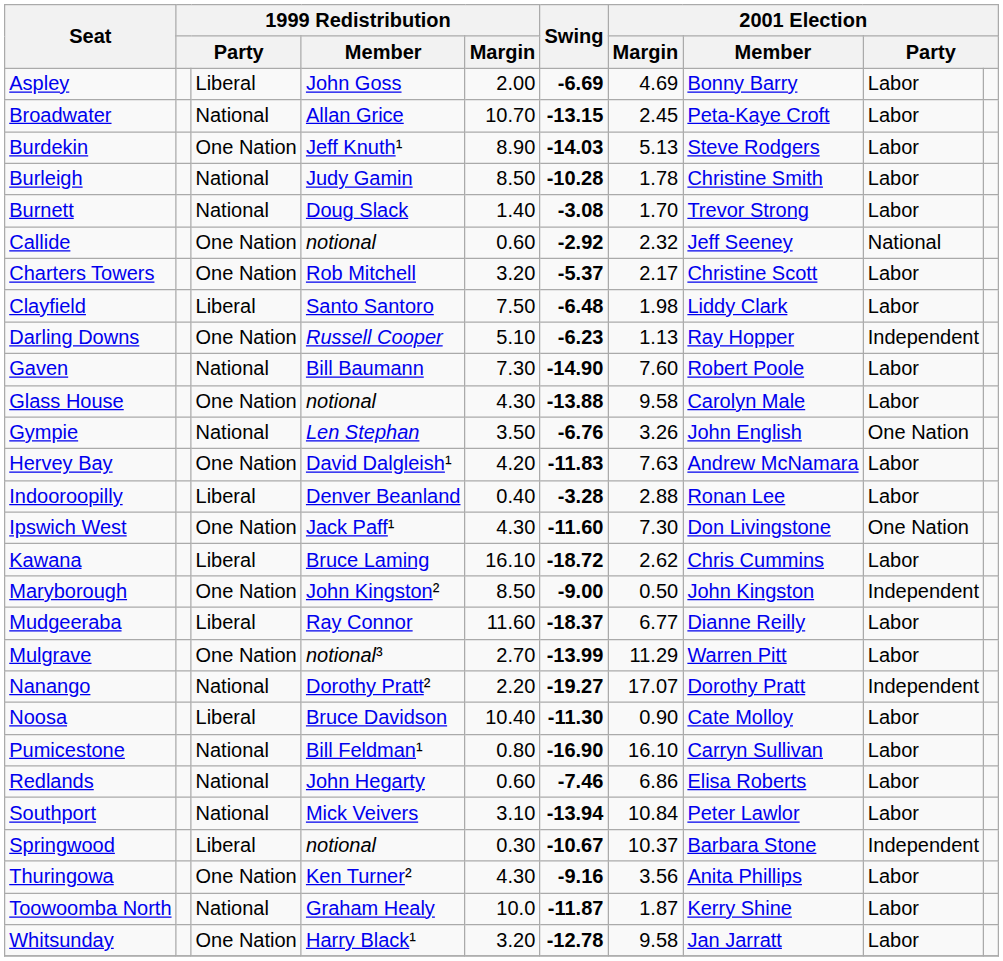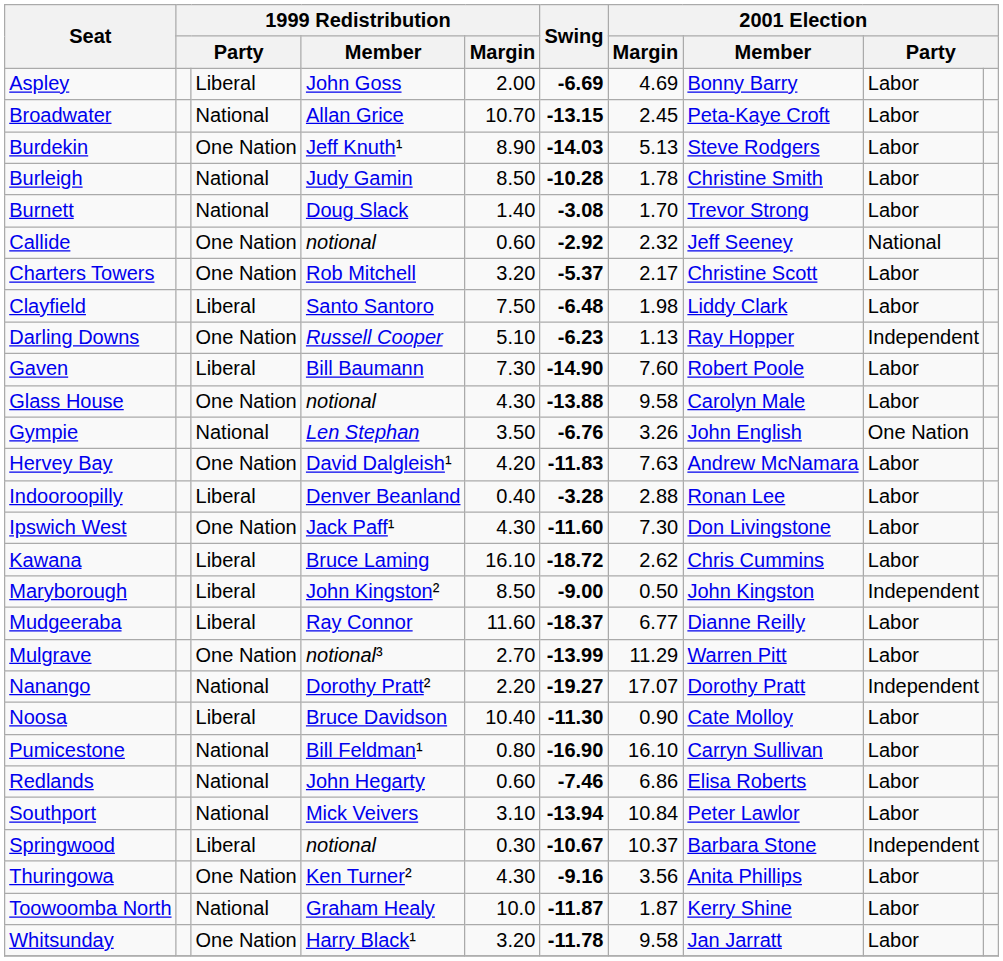(232, 369) National -> (226, 369) Liberal
(918, 527) One Nation -> (893, 527) Labor
(246, 591) One Nation -> (226, 591) Liberal
(575, 940) -12.78 -> (576, 940) -11.78
